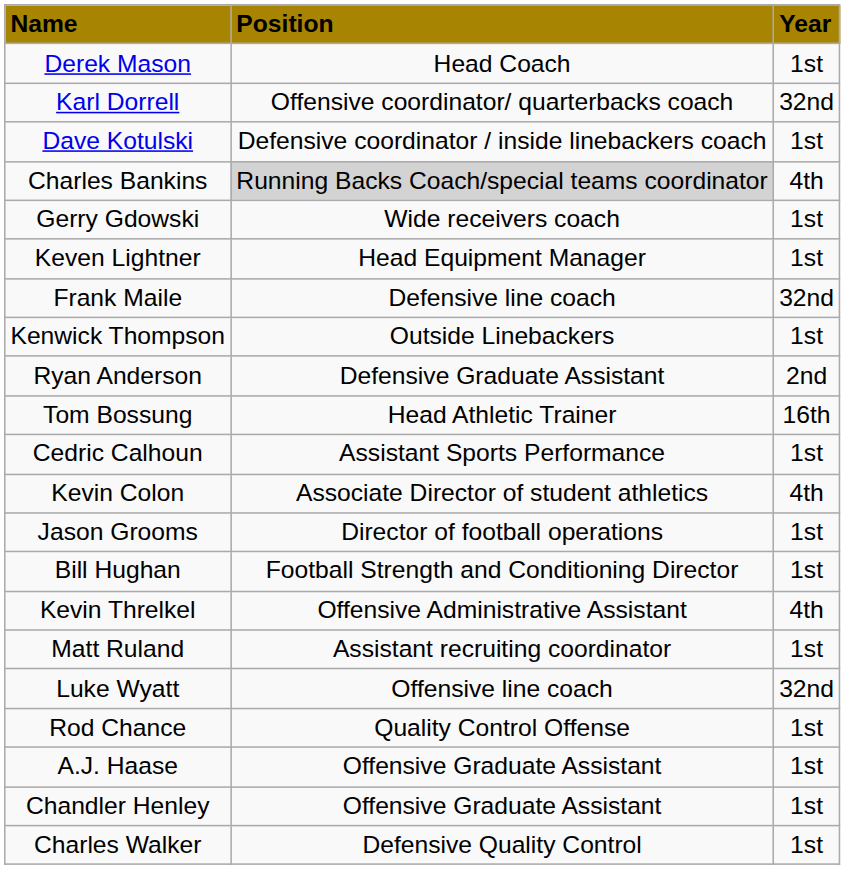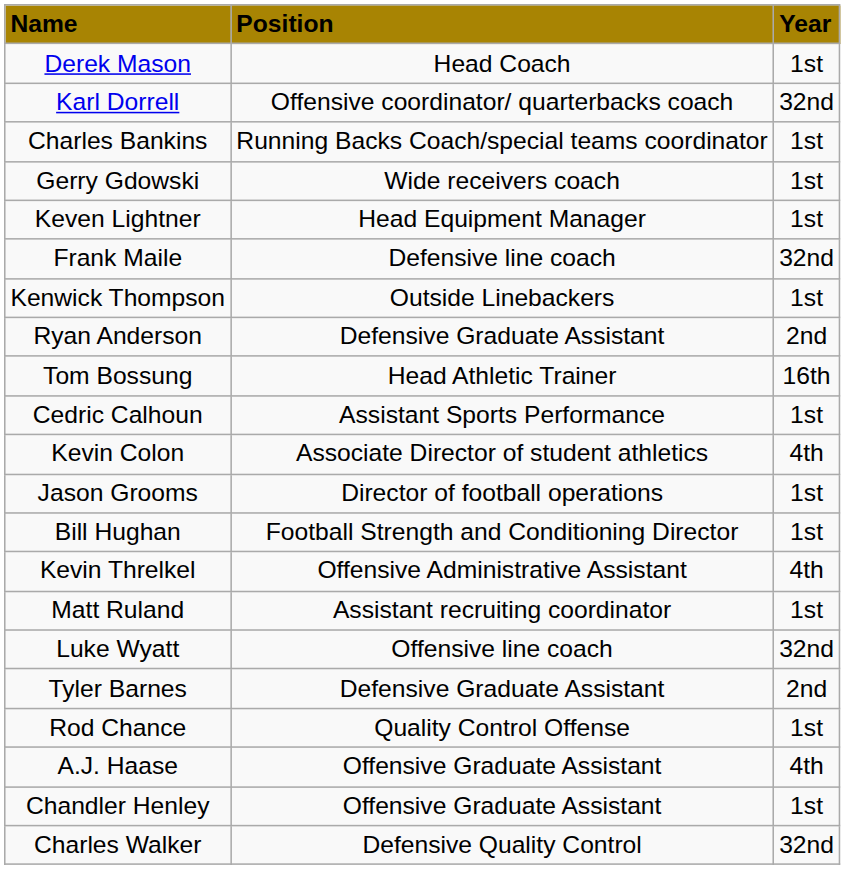- row: (118, 141)
(502, 180) lightgrey background -> (502, 141) no background
(807, 180) 4th -> (807, 141) 1st
+ row: (118, 688)
(807, 766) 1st -> (807, 766) 4th
(807, 844) 1st -> (807, 844) 32nd
